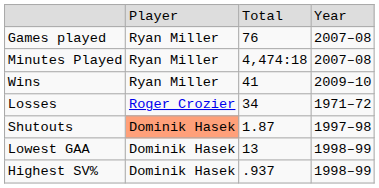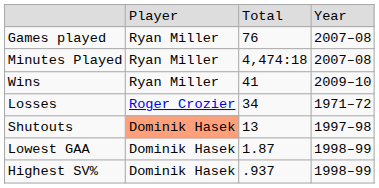(258, 127) 1.87 -> (250, 127) 13
(250, 149) 13 -> (258, 149) 1.87
